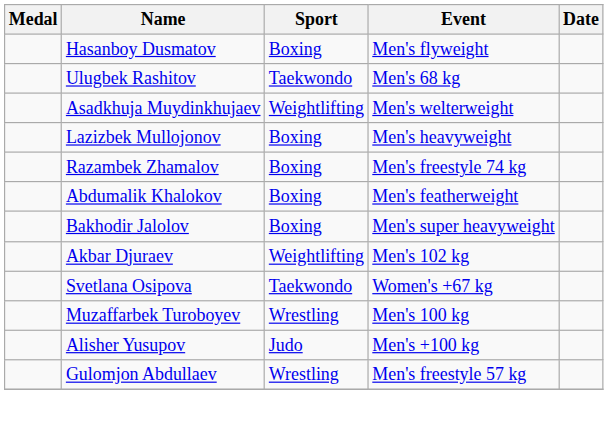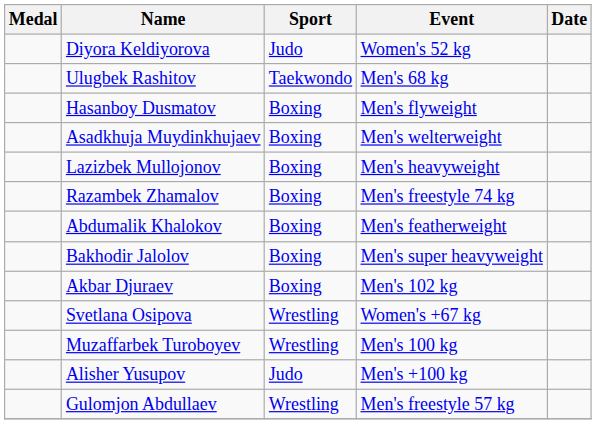+ row: (138, 49)
rows swapped: (131, 78) <-> (141, 49)
(316, 108) Weightlifting -> (295, 137) Boxing
(316, 256) Weightlifting -> (295, 285) Boxing
(311, 285) Taekwondo -> (304, 315) Wrestling
